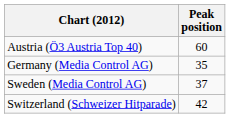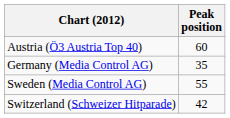(202, 84) 37 -> (202, 84) 55
